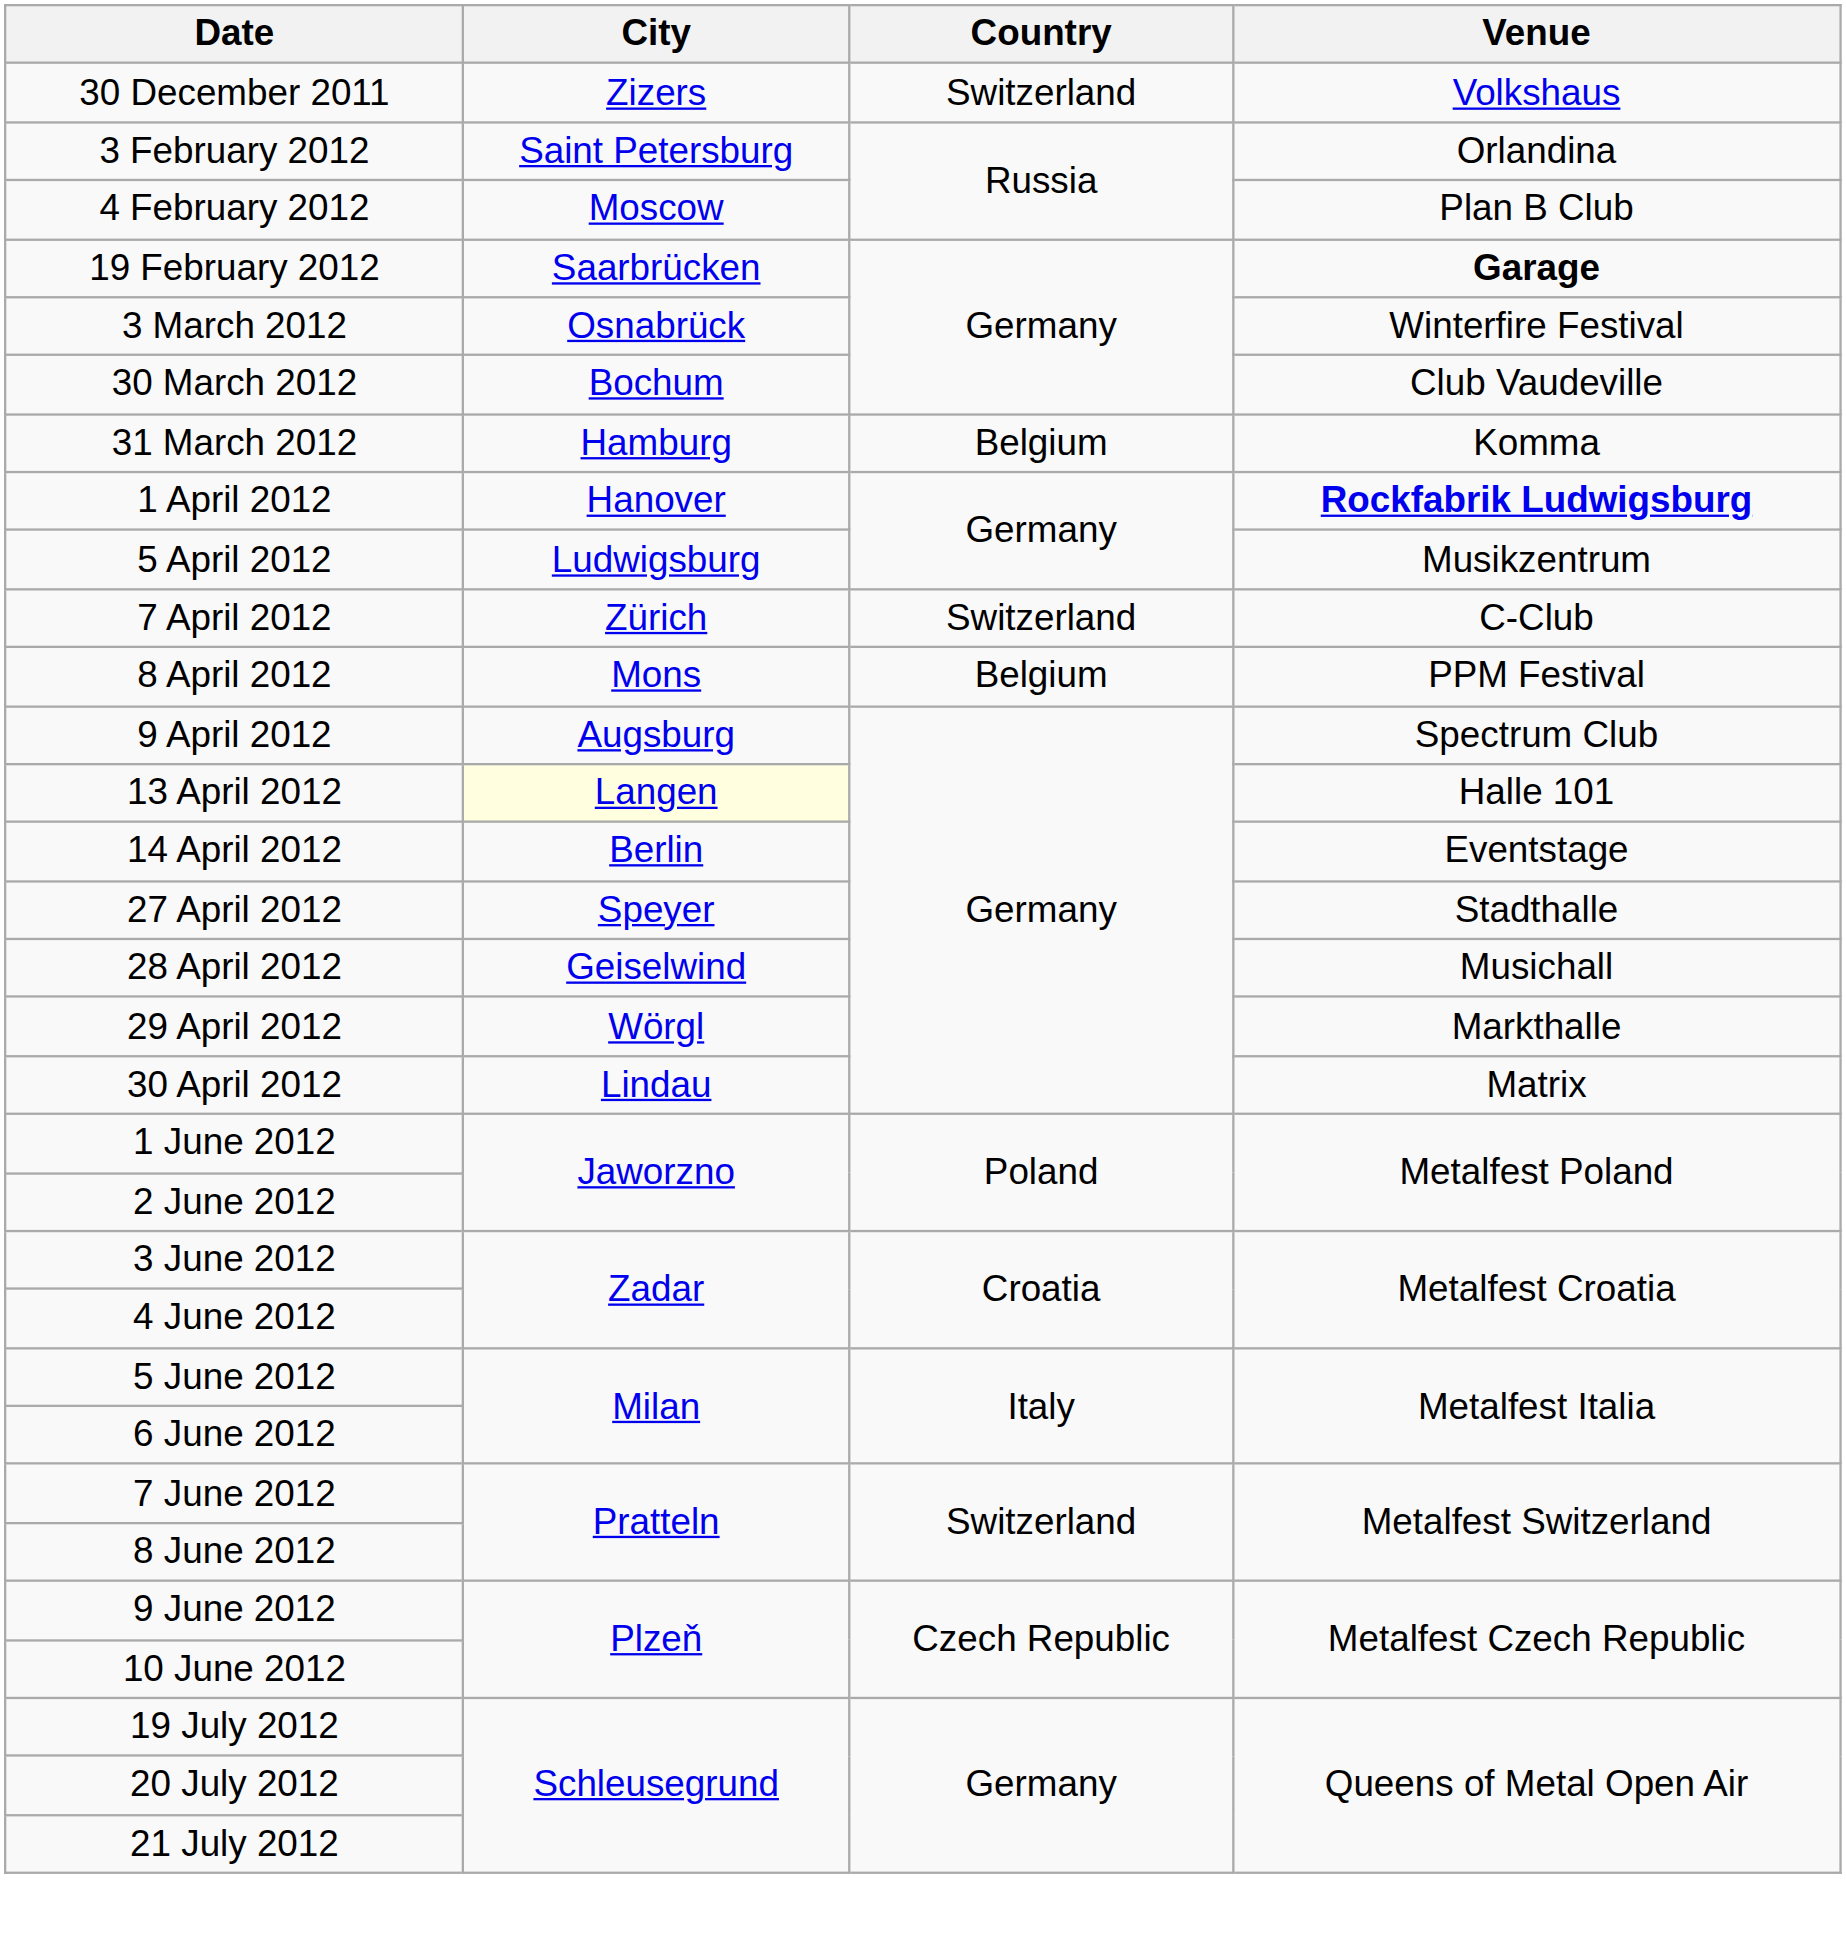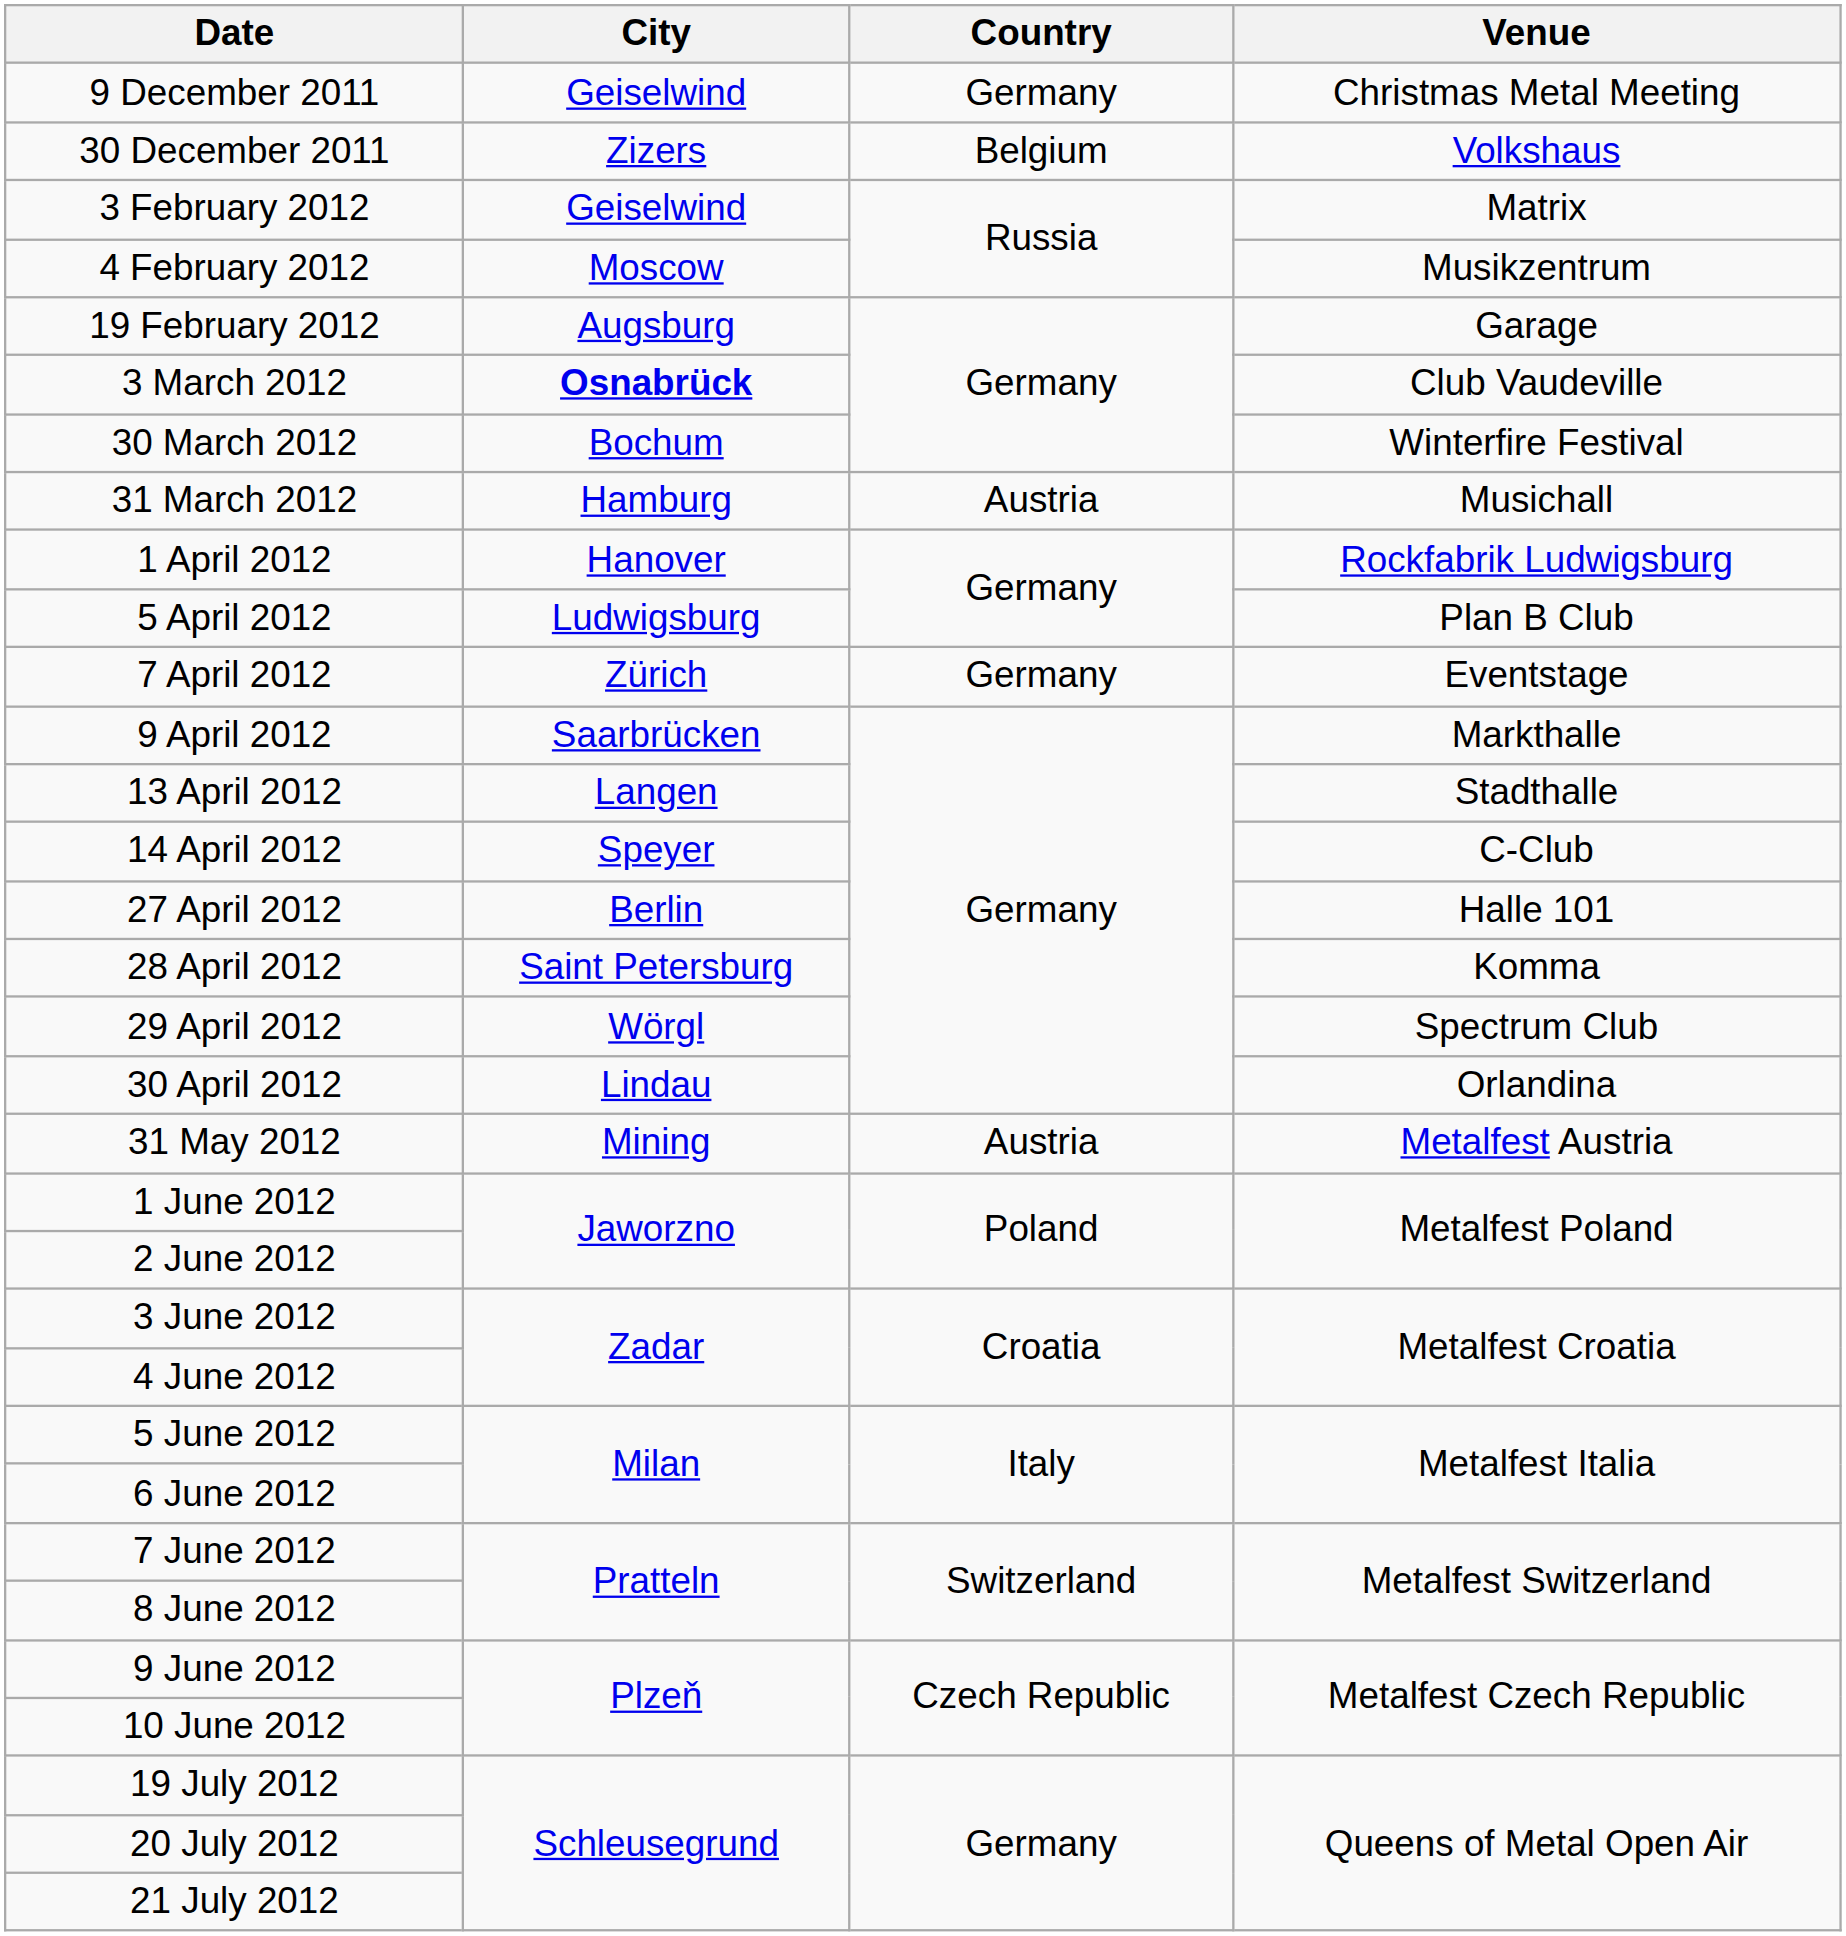+ row: (234, 92)
(1041, 92) Switzerland -> (1041, 150) Belgium
(656, 150) Saint Petersburg -> (656, 208) Geiselwind
(1537, 150) Orlandina -> (1537, 208) Matrix
(1537, 208) Plan B Club -> (1537, 267) Musikzentrum
(656, 267) Saarbrücken -> (656, 325) Augsburg
(1537, 267) bold -> (1537, 325) normal
(656, 325) normal -> (656, 383) bold
(1537, 325) Winterfire Festival -> (1537, 383) Club Vaudeville
(1537, 383) Club Vaudeville -> (1537, 442) Winterfire Festival
(1041, 442) Belgium -> (1041, 500) Austria
(1537, 442) Komma -> (1537, 500) Musichall
(1537, 500) bold -> (1537, 558) normal
(1537, 558) Musikzentrum -> (1537, 617) Plan B Club
(1041, 617) Switzerland -> (1041, 675) Germany
(1537, 617) C-Club -> (1537, 675) Eventstage
- row: (234, 675)
(656, 734) Augsburg -> (656, 734) Saarbrücken
(1537, 734) Spectrum Club -> (1537, 734) Markthalle
(656, 792) lightyellow background -> (656, 792) no background
(1537, 792) Halle 101 -> (1537, 792) Stadthalle
(656, 850) Berlin -> (656, 850) Speyer
(1537, 850) Eventstage -> (1537, 850) C-Club
(656, 909) Speyer -> (656, 909) Berlin
(1537, 909) Stadthalle -> (1537, 909) Halle 101
(656, 967) Geiselwind -> (656, 967) Saint Petersburg
(1537, 967) Musichall -> (1537, 967) Komma
(1537, 1025) Markthalle -> (1537, 1025) Spectrum Club
(1537, 1084) Matrix -> (1537, 1084) Orlandina
+ row: (234, 1142)
